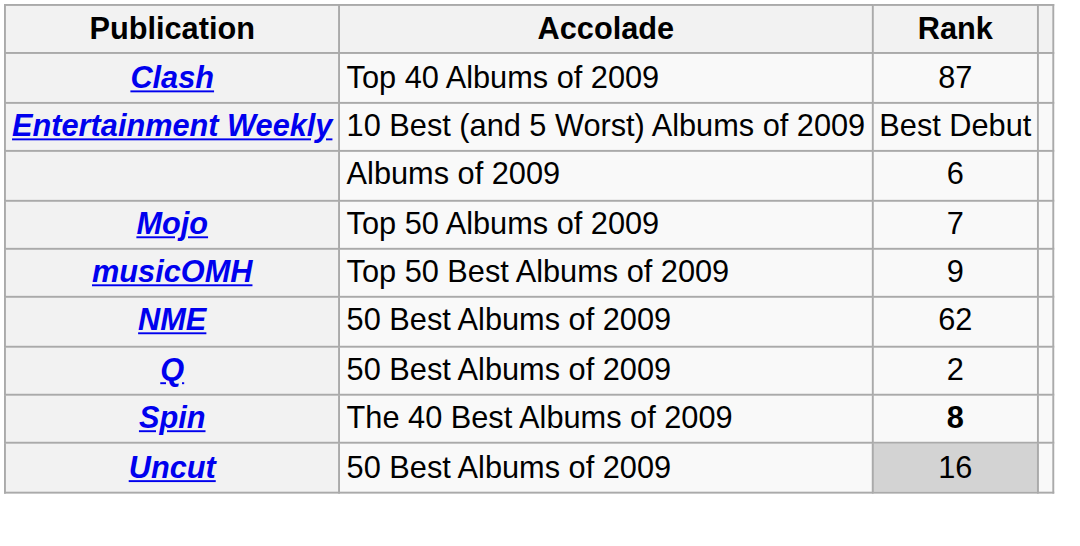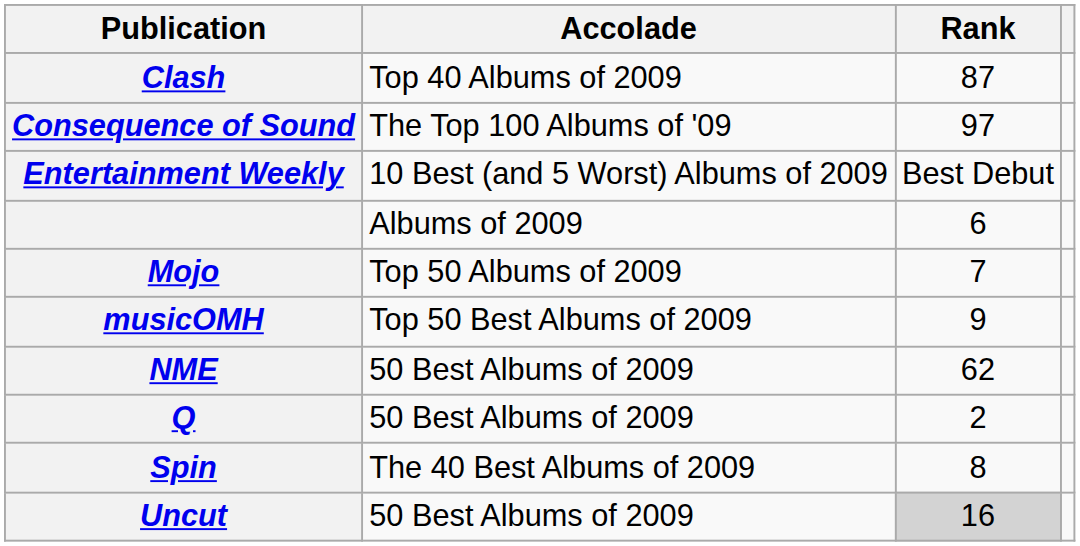+ row: (184, 126)
(955, 418) bold -> (978, 467) normal
